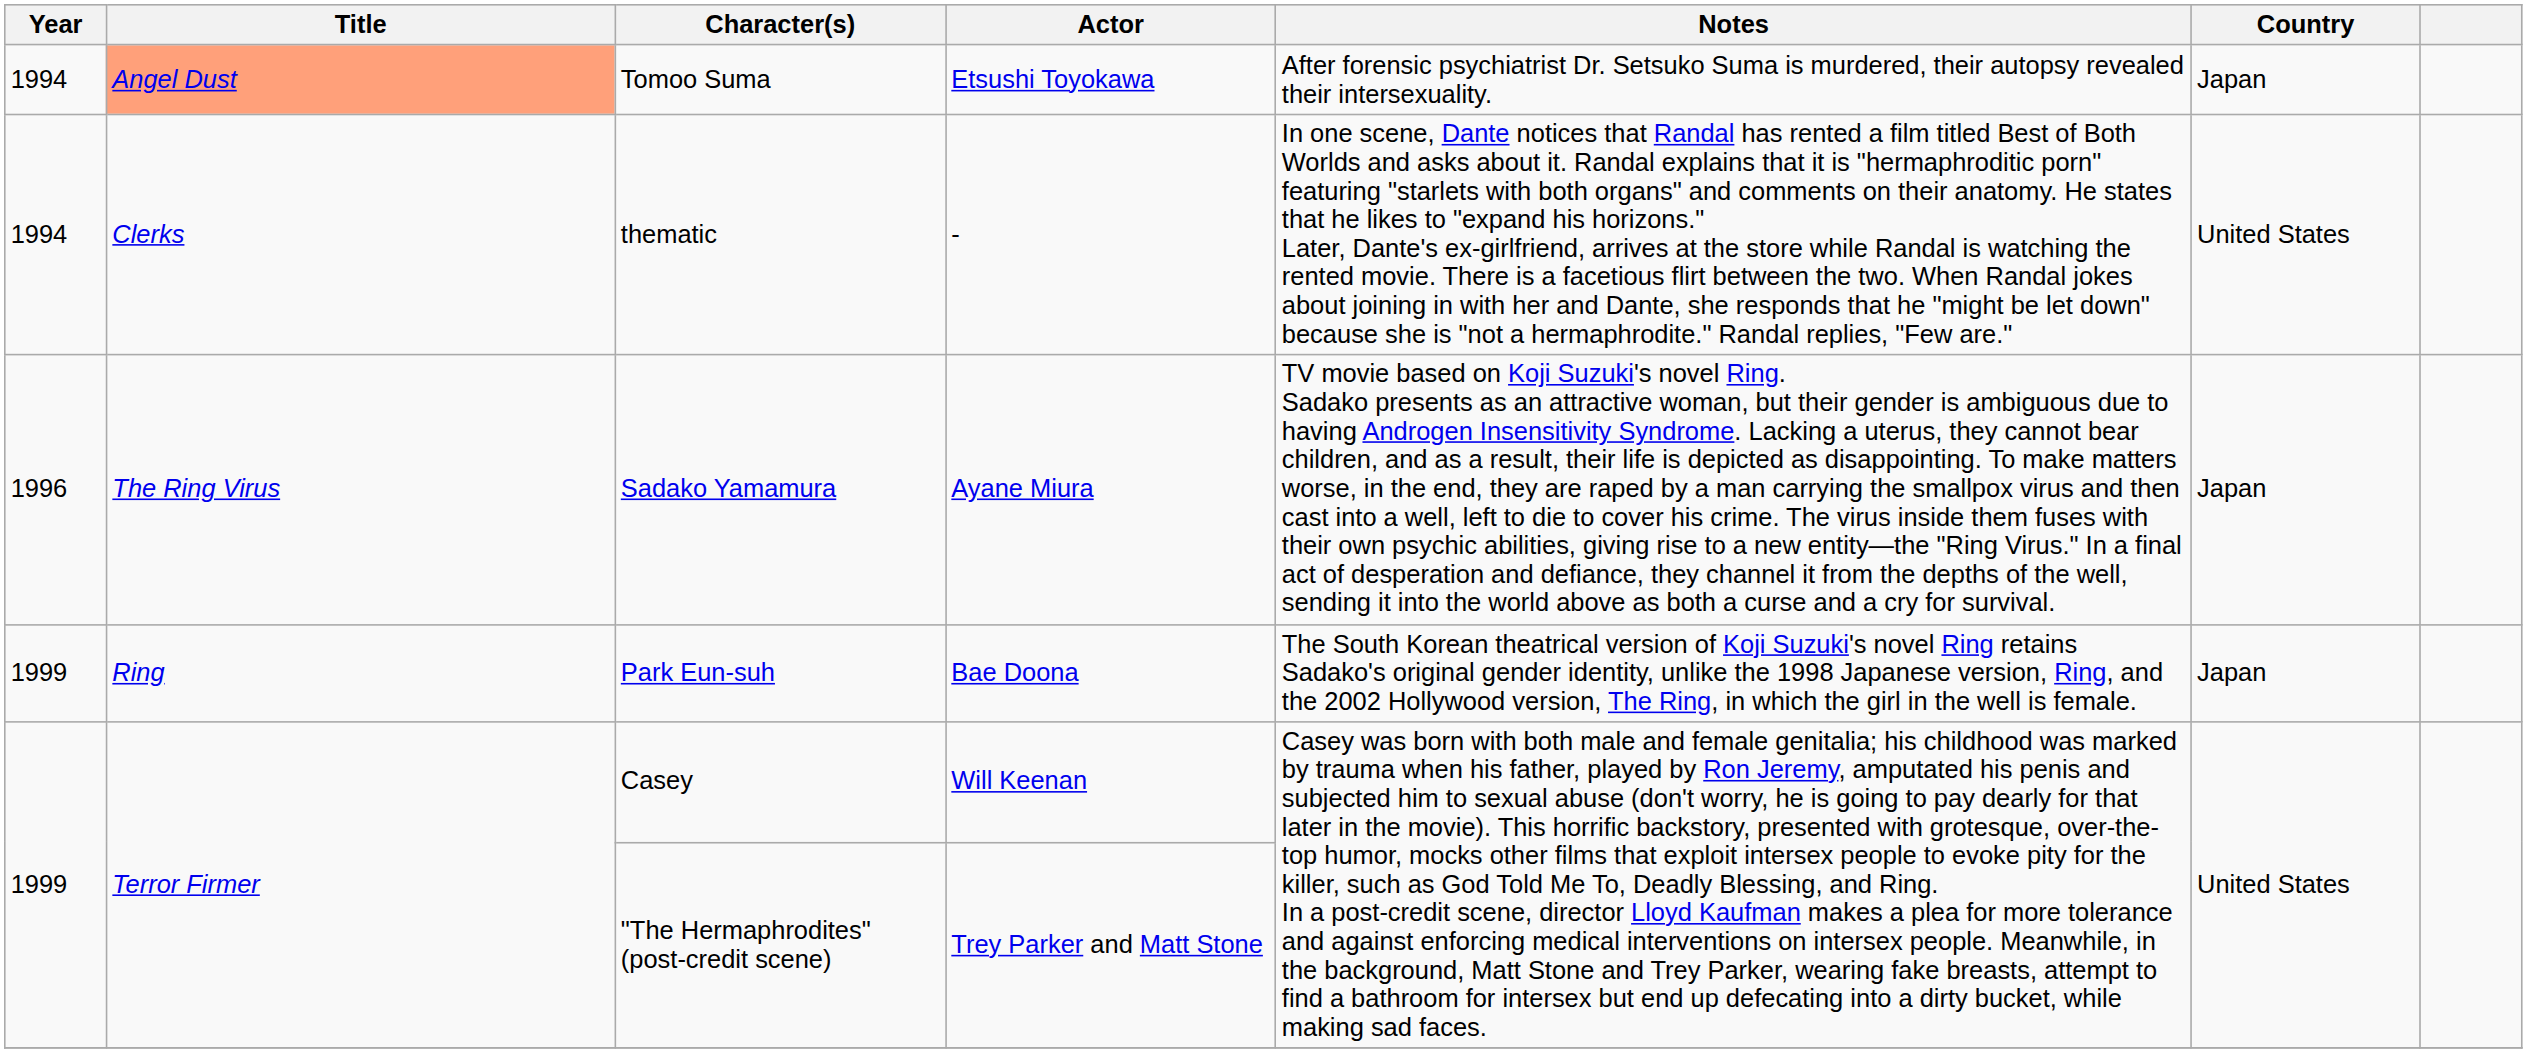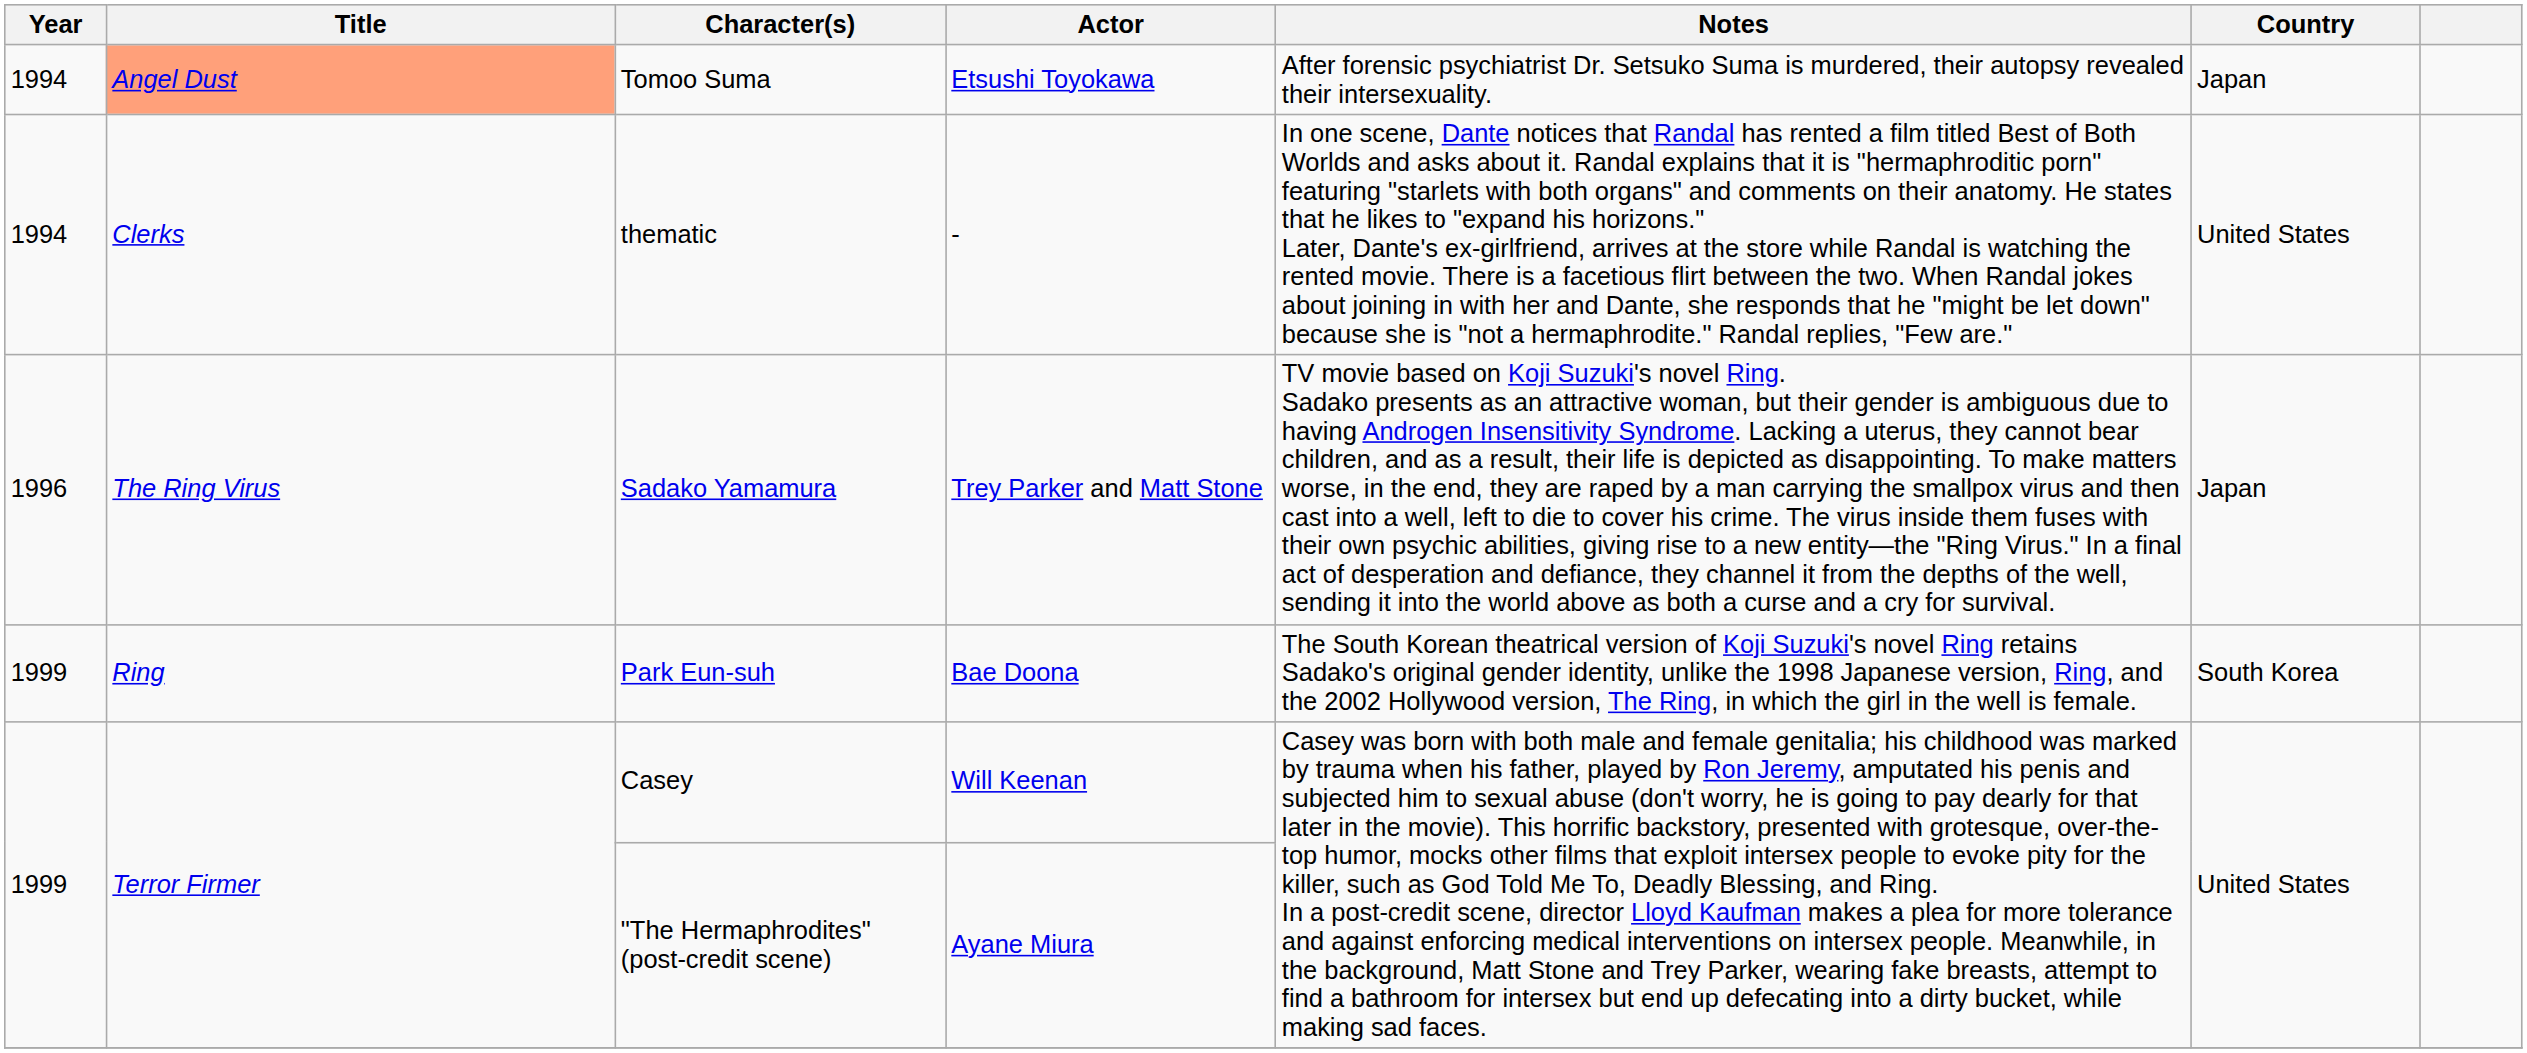(1022, 489) Ayane Miura -> (1107, 489) Trey Parker and Matt Stone
(2232, 672) Japan -> (2268, 672) South Korea
(1107, 944) Trey Parker and Matt Stone -> (1022, 944) Ayane Miura
